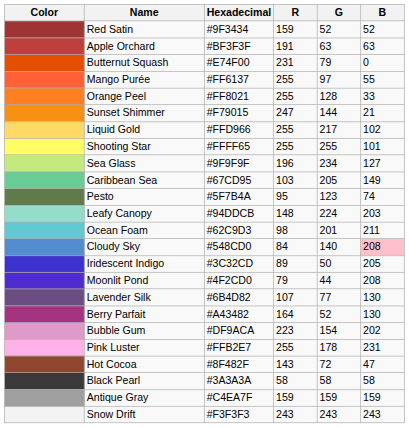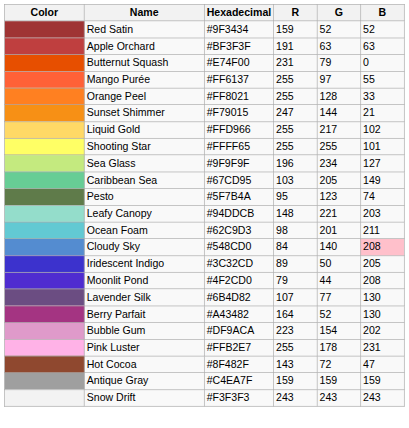(328, 213) 224 -> (328, 213) 221
- row: (113, 381)
